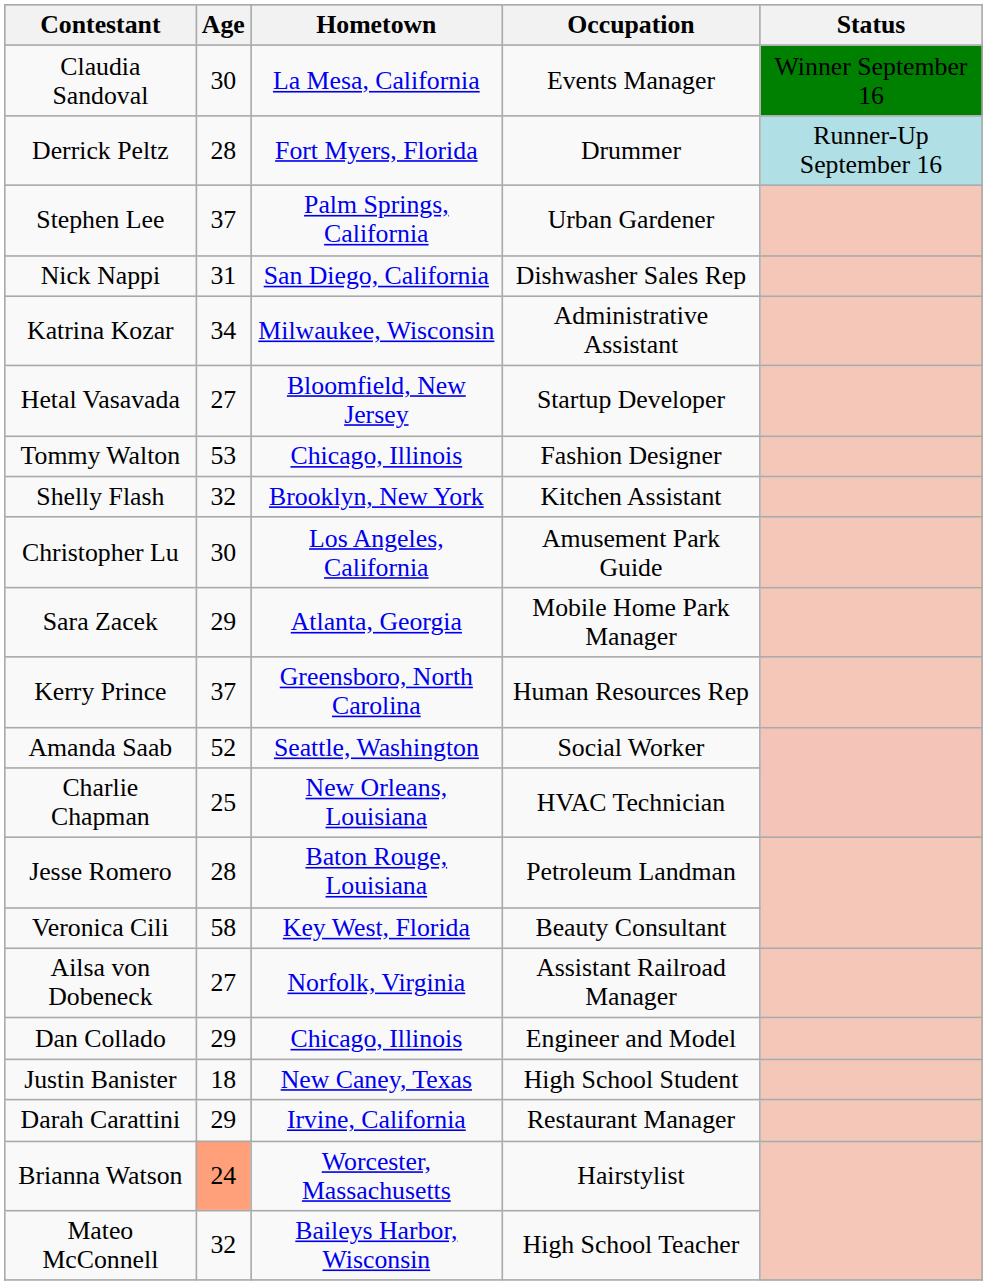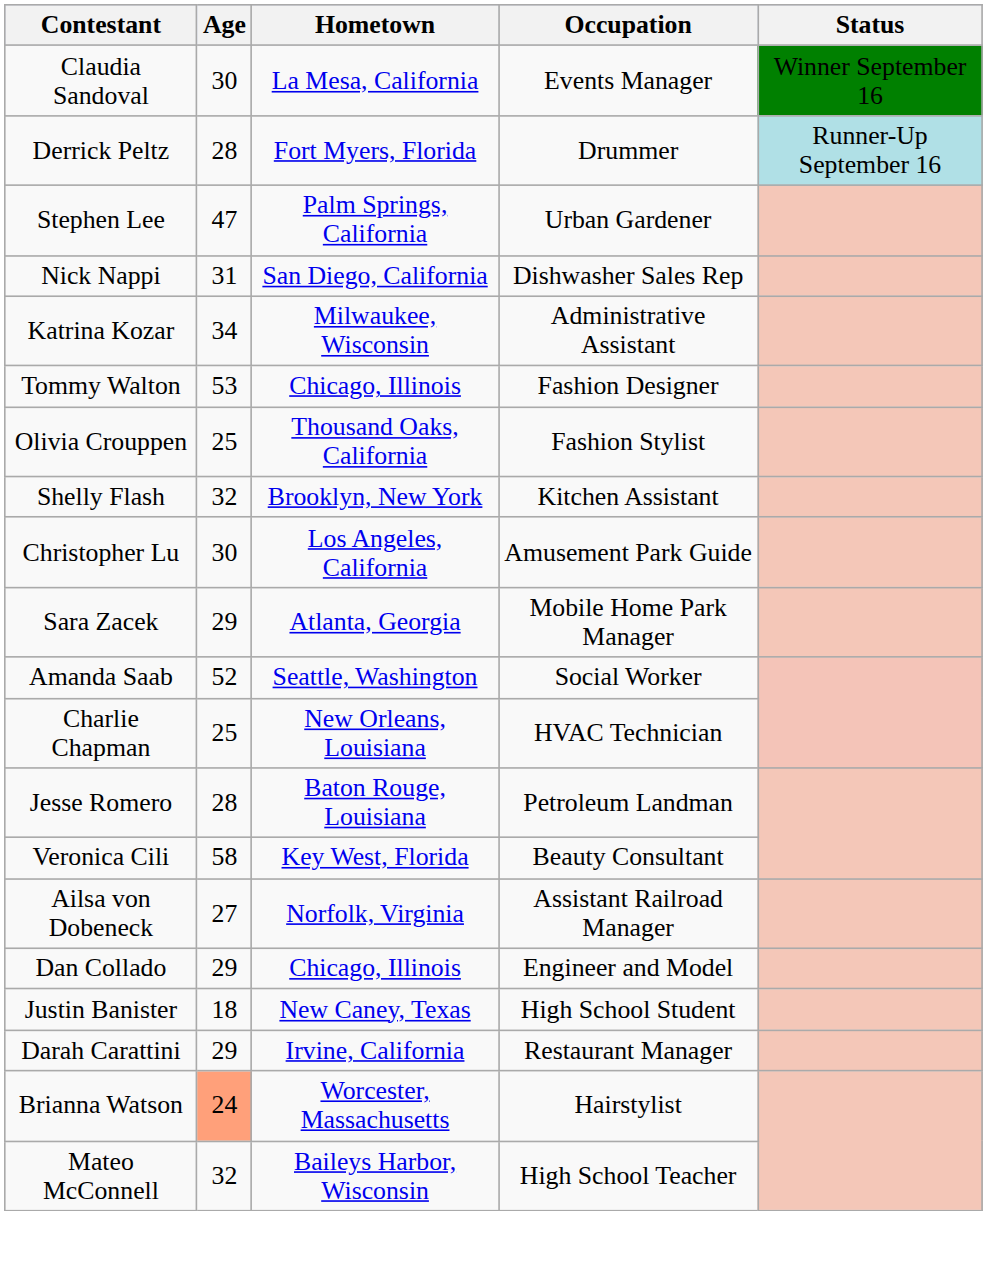(223, 219) 37 -> (224, 219) 47
- row: (100, 400)
+ row: (101, 441)
- row: (100, 691)
